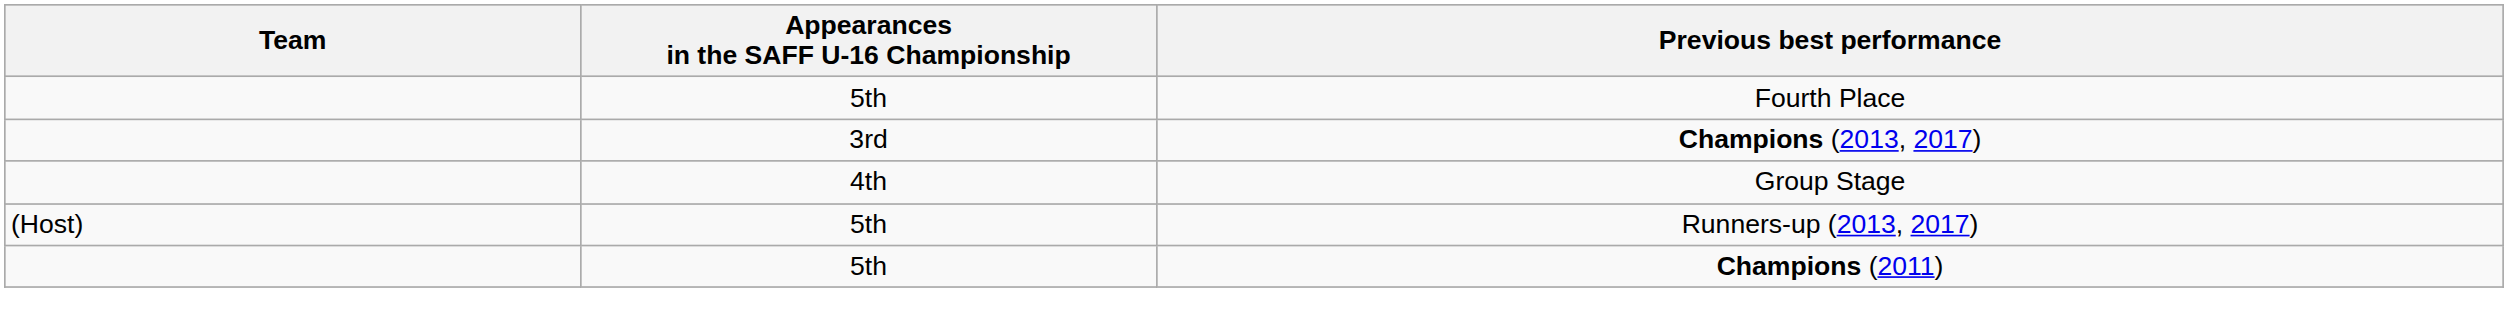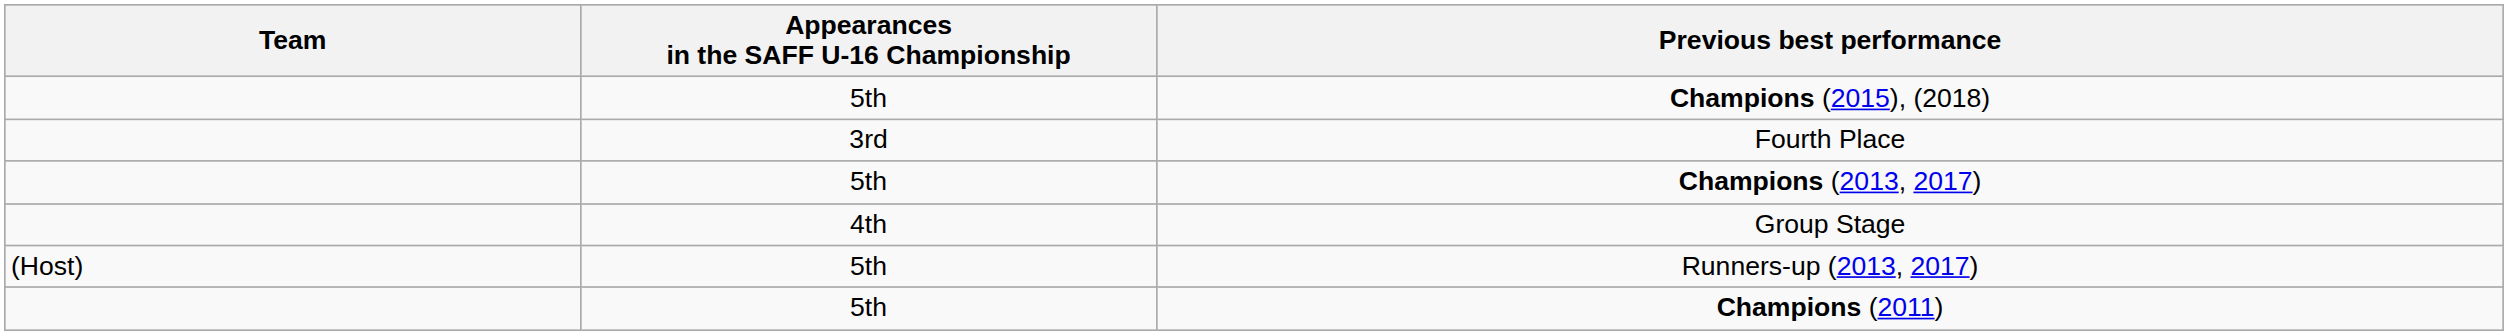+ row: (1830, 97)
(869, 97) 5th -> (869, 139) 3rd
(869, 139) 3rd -> (869, 181) 5th
